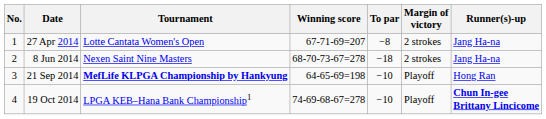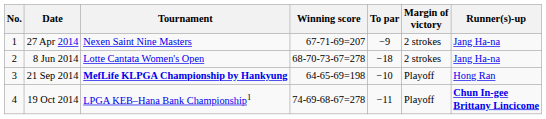(144, 42) Lotte Cantata Women's Open -> (138, 42) Nexen Saint Nine Masters
(385, 42) −8 -> (385, 42) −9
(138, 59) Nexen Saint Nine Masters -> (144, 59) Lotte Cantata Women's Open
(385, 99) −10 -> (385, 99) −11
